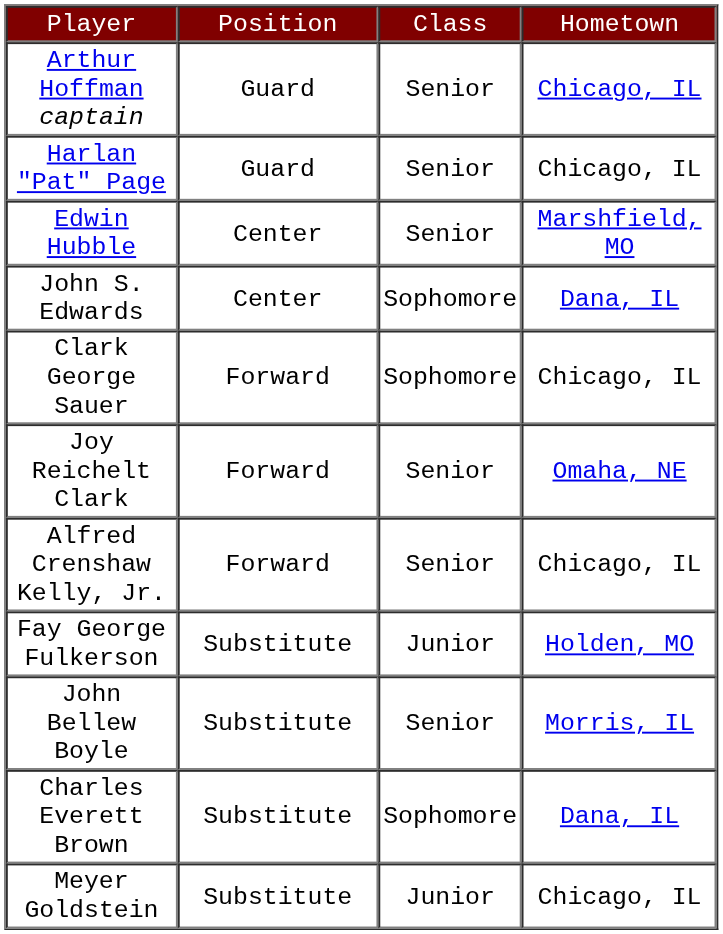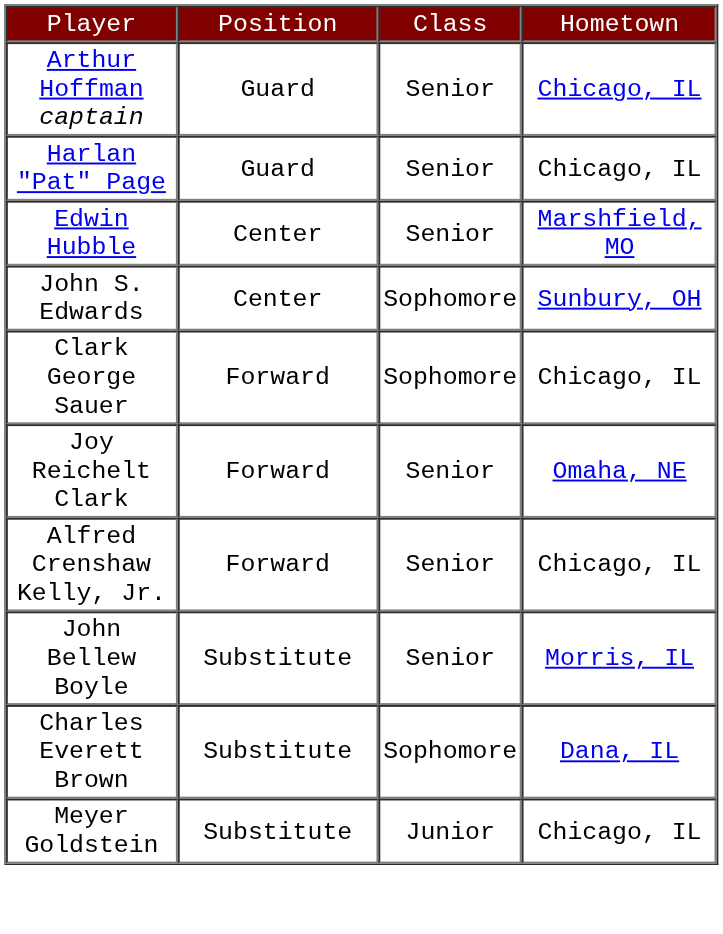(620, 298) Dana, IL -> (620, 298) Sunbury, OH
- row: (91, 644)
